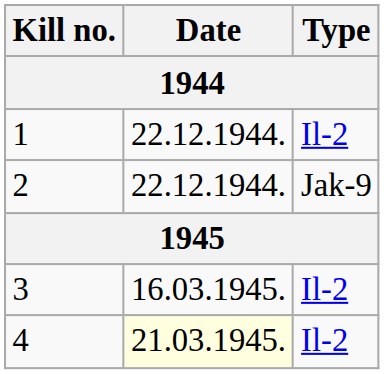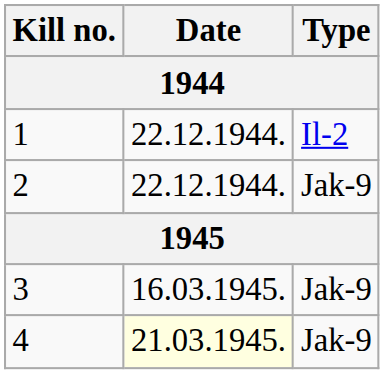(325, 289) Il-2 -> (336, 289) Jak-9
(325, 340) Il-2 -> (336, 340) Jak-9
